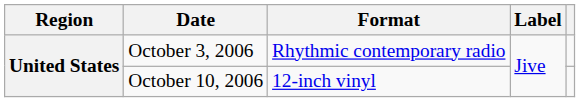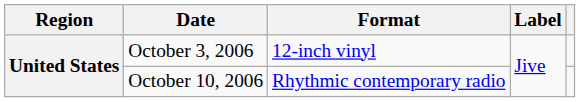(389, 50) Rhythmic contemporary radio -> (324, 50) 12-inch vinyl
(324, 81) 12-inch vinyl -> (389, 81) Rhythmic contemporary radio
